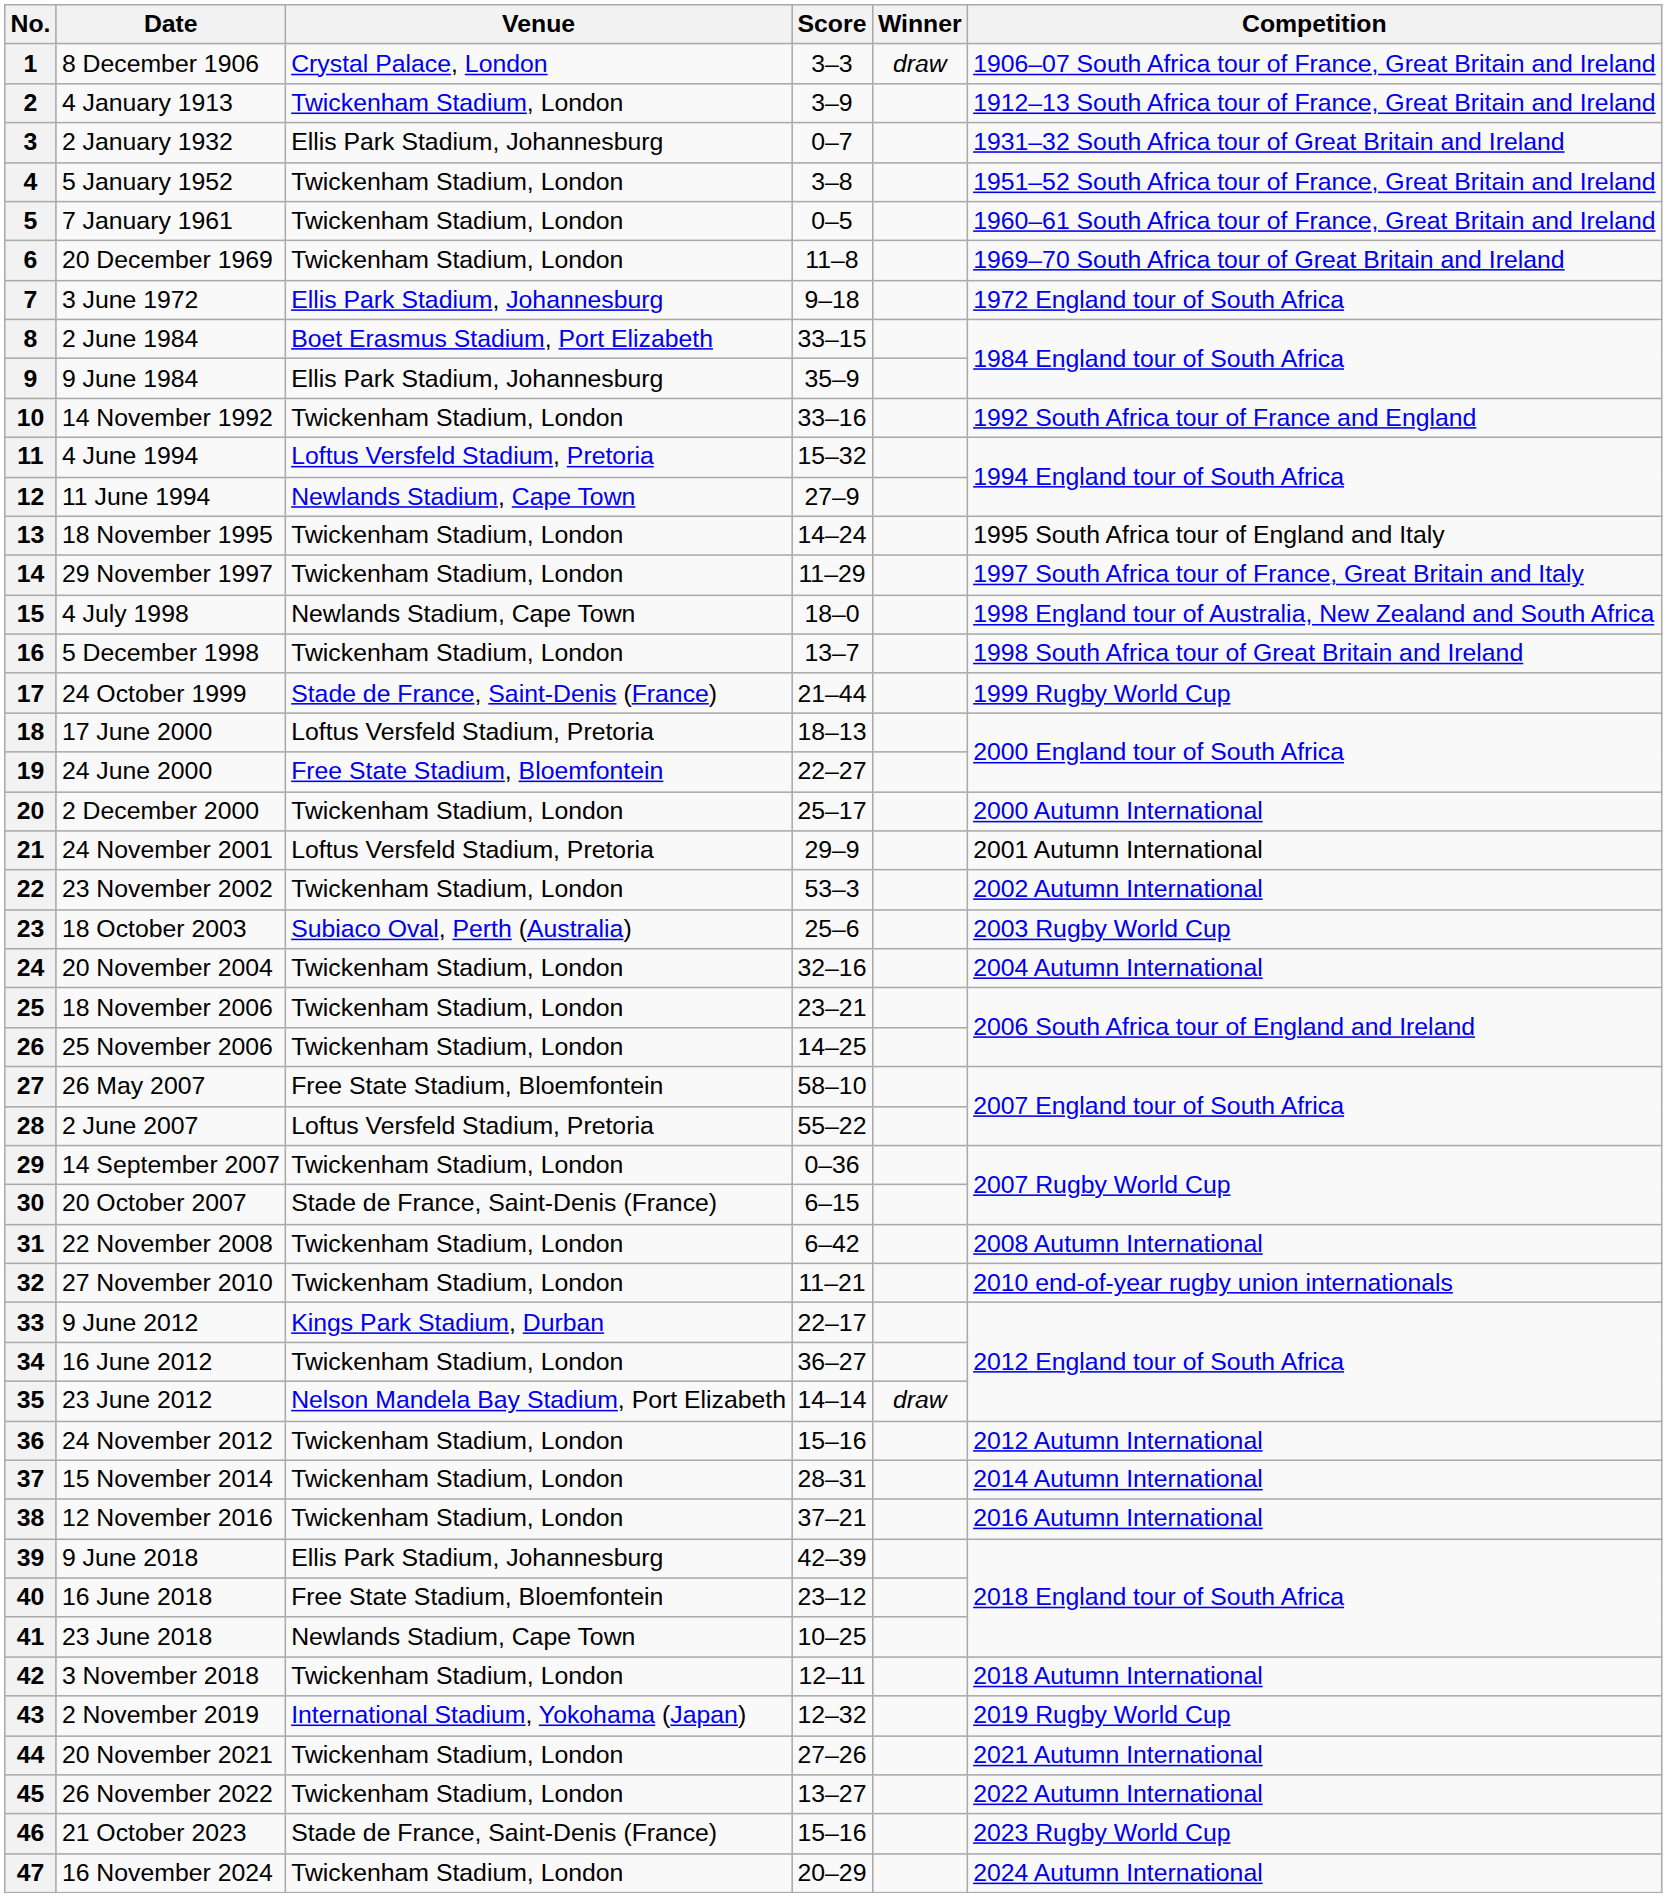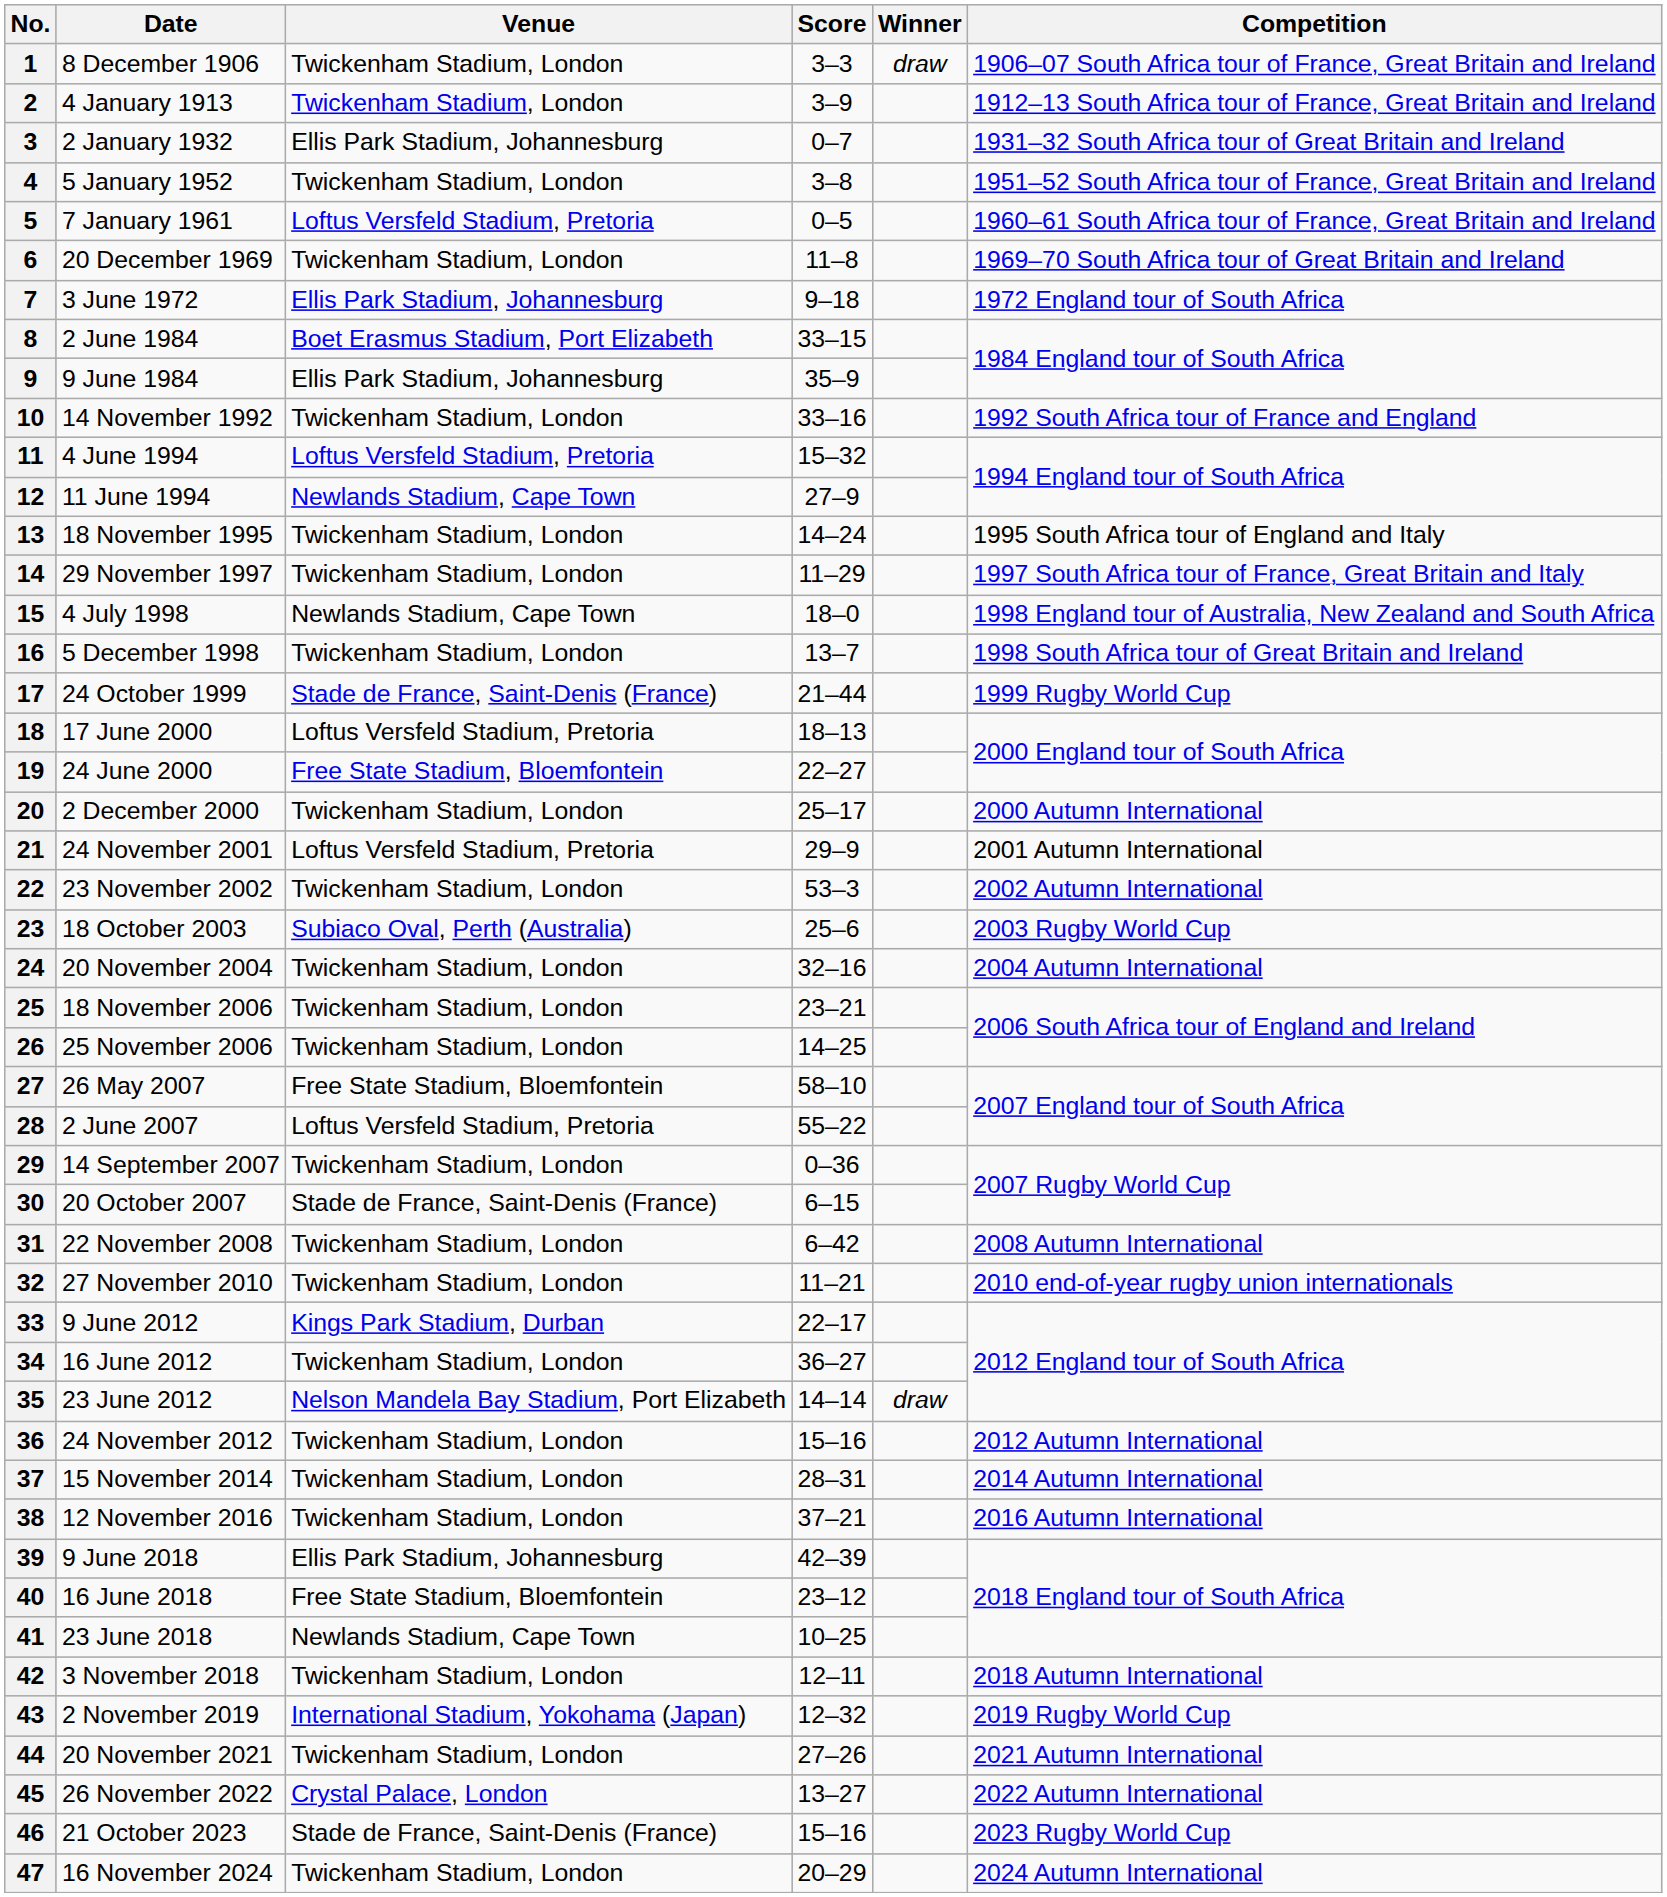(419, 63) Crystal Palace, London -> (457, 63) Twickenham Stadium, London
(457, 220) Twickenham Stadium, London -> (472, 220) Loftus Versfeld Stadium, Pretoria
(457, 1794) Twickenham Stadium, London -> (419, 1794) Crystal Palace, London
